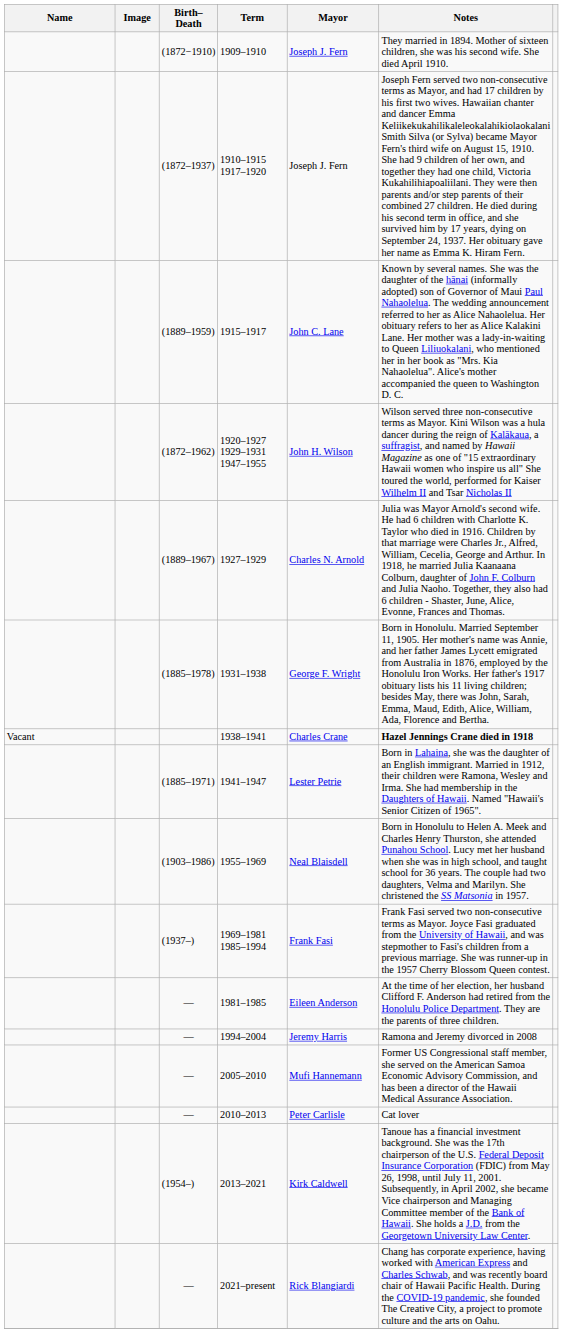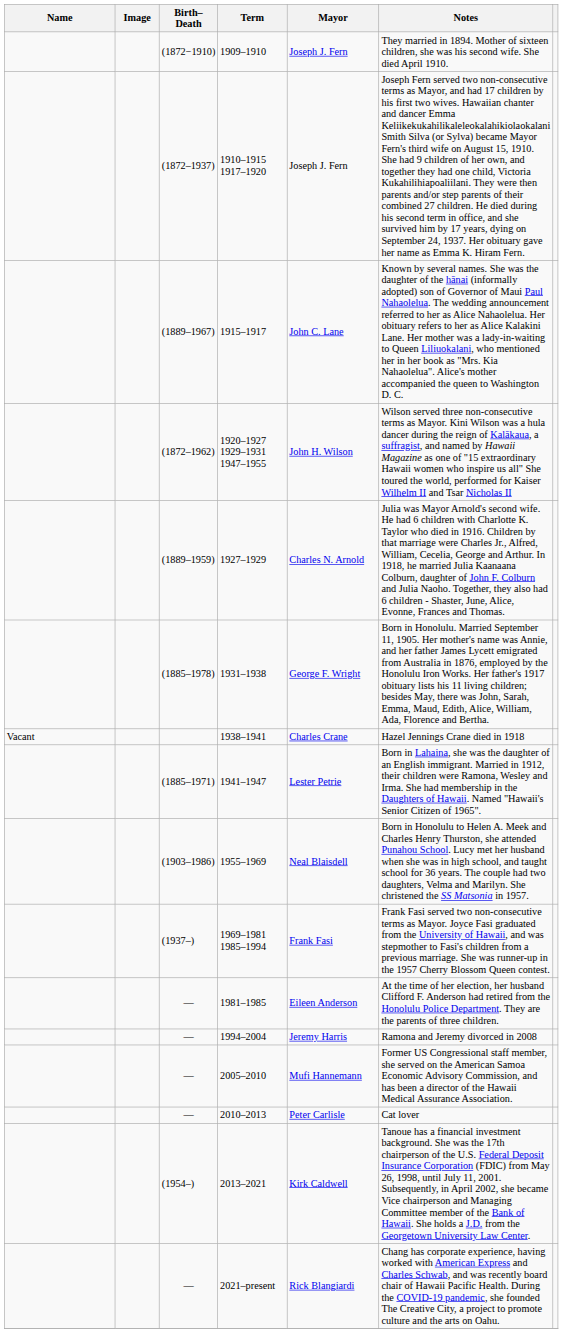(188, 332) (1889–1959) -> (188, 332) (1889–1967)
(188, 560) (1889–1967) -> (188, 560) (1889–1959)
(457, 736) bold -> (453, 736) normal
